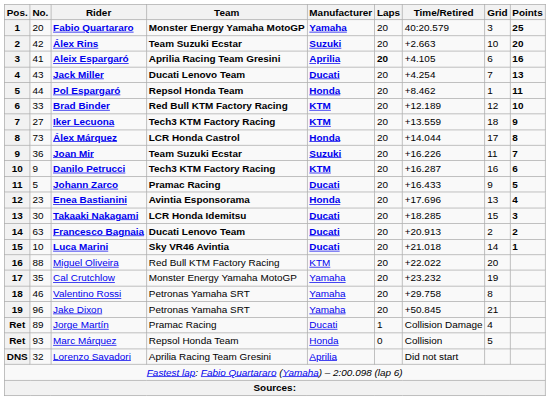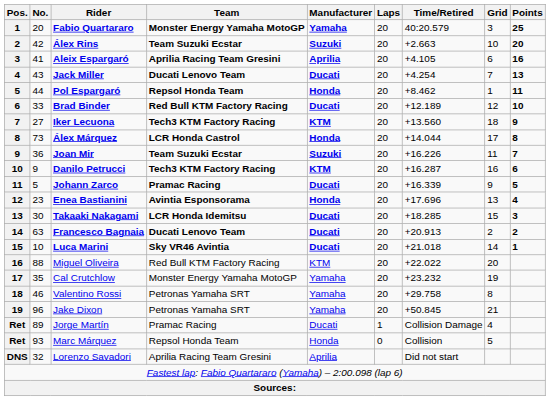(382, 59) bold -> (382, 59) normal
(320, 106) KTM -> (325, 106) Ducati
(423, 121) +13.559 -> (423, 121) +13.560
(423, 184) +16.433 -> (423, 184) +16.339
